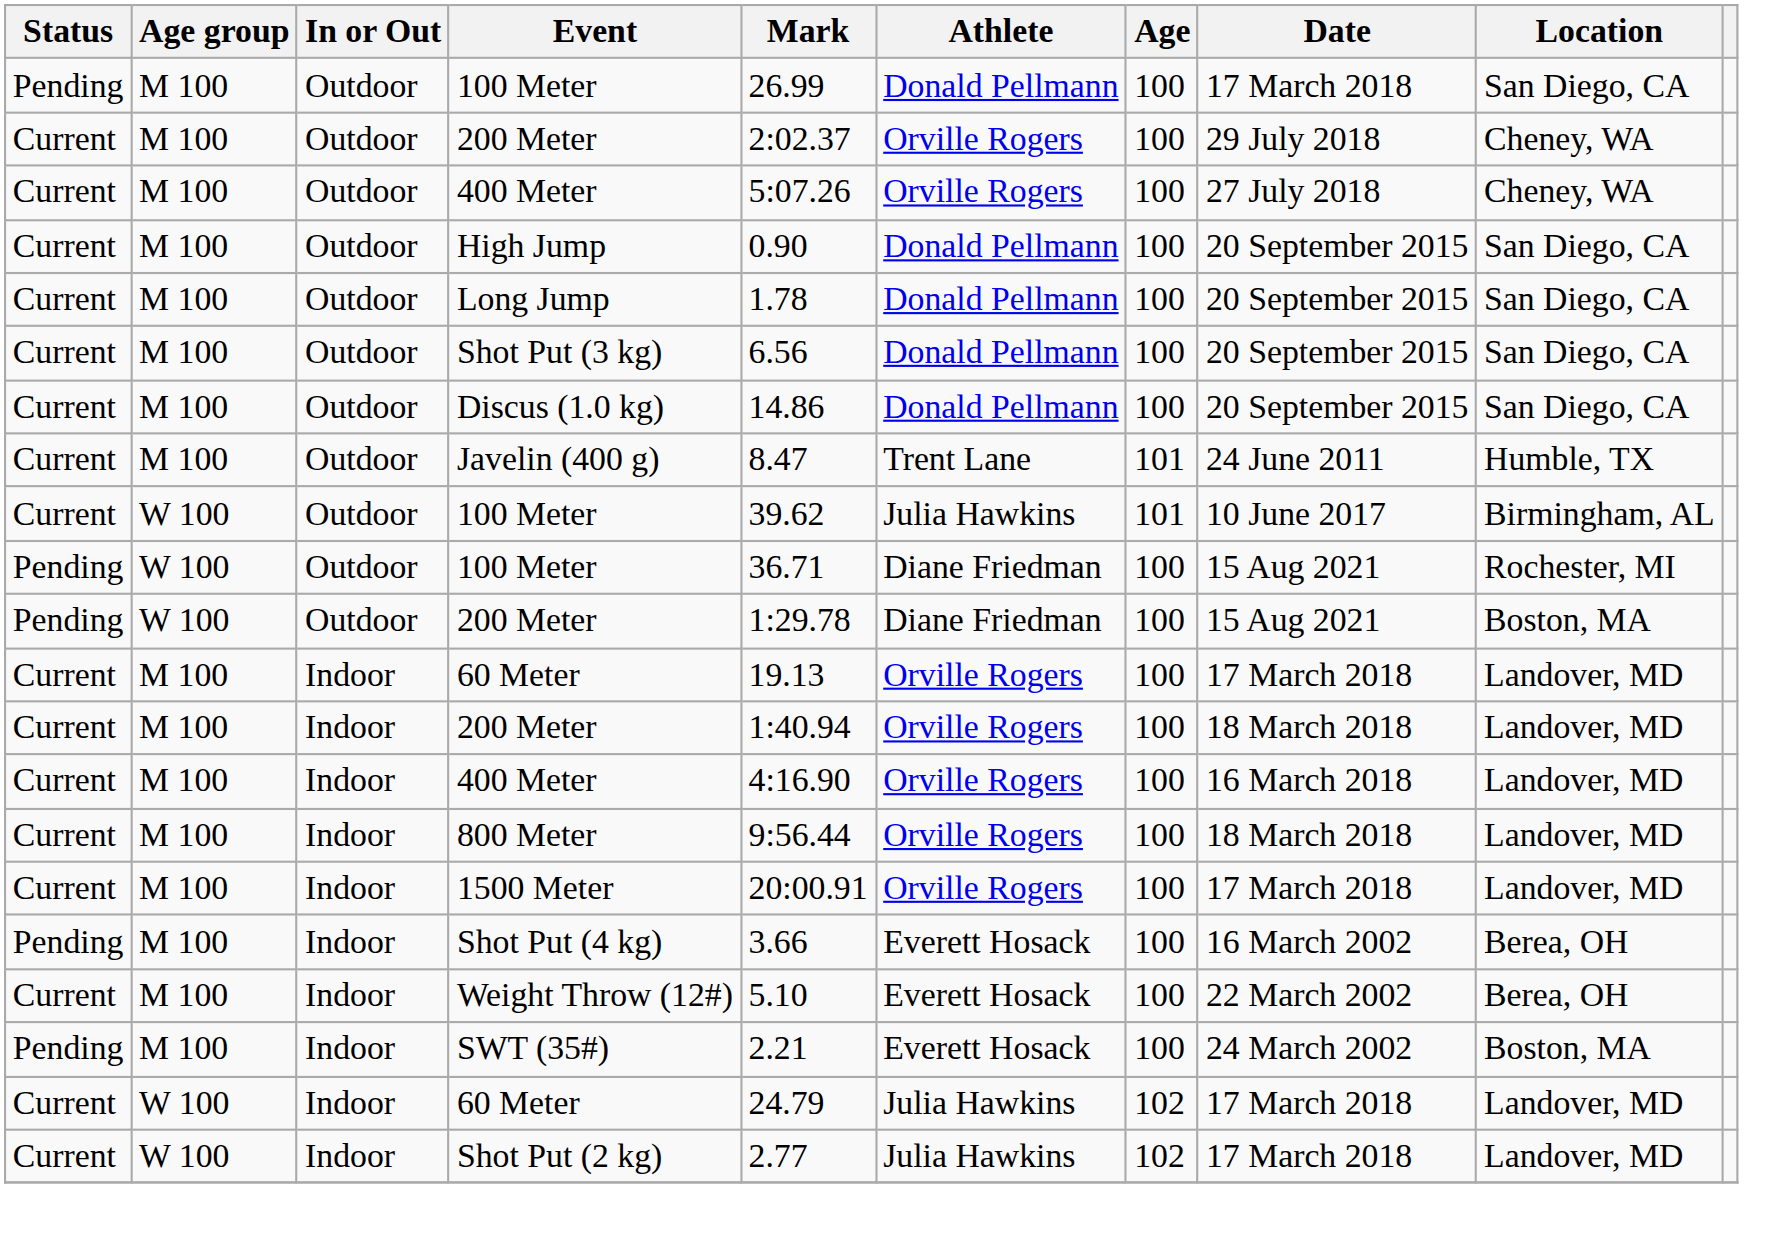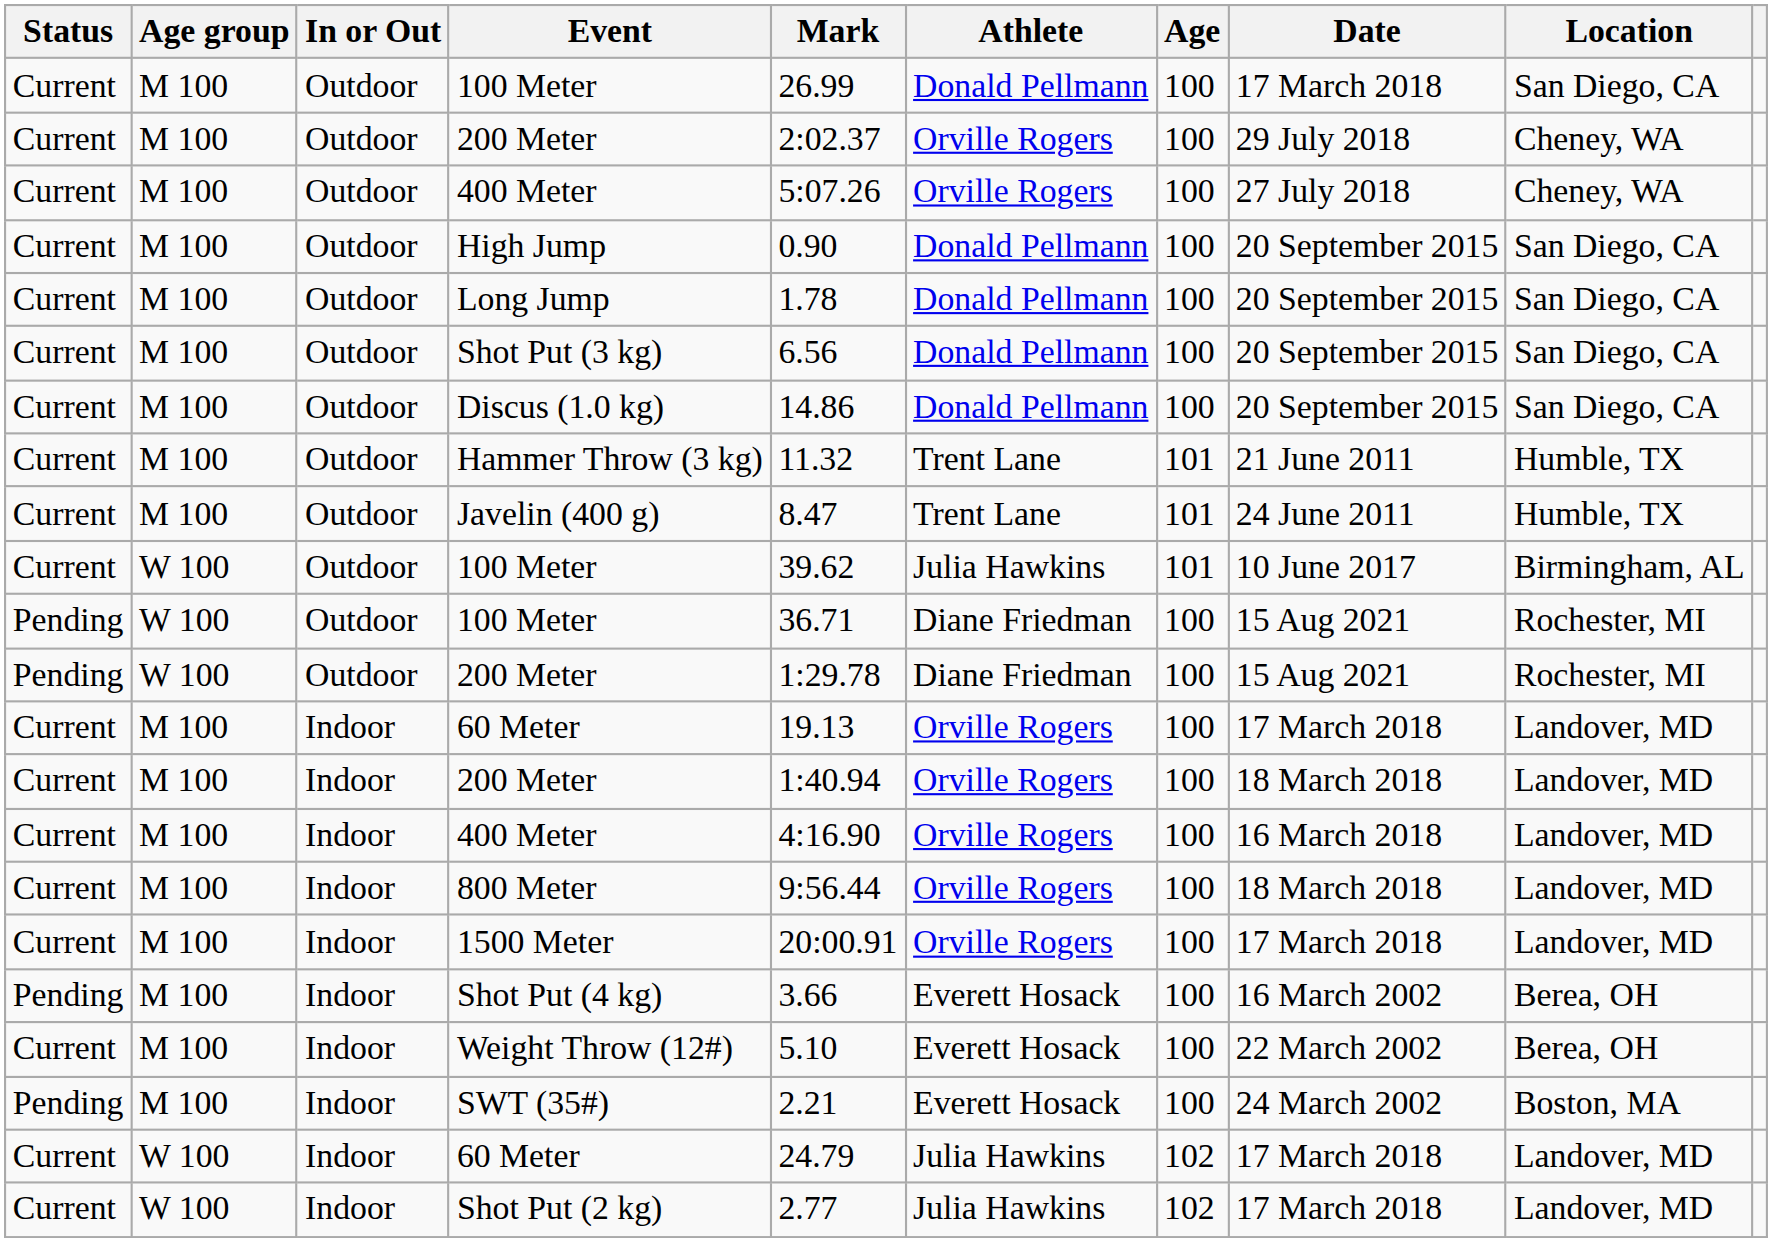(68, 84) Pending -> (64, 84) Current
+ row: (184, 459)
(1568, 620) Boston, MA -> (1610, 673) Rochester, MI
